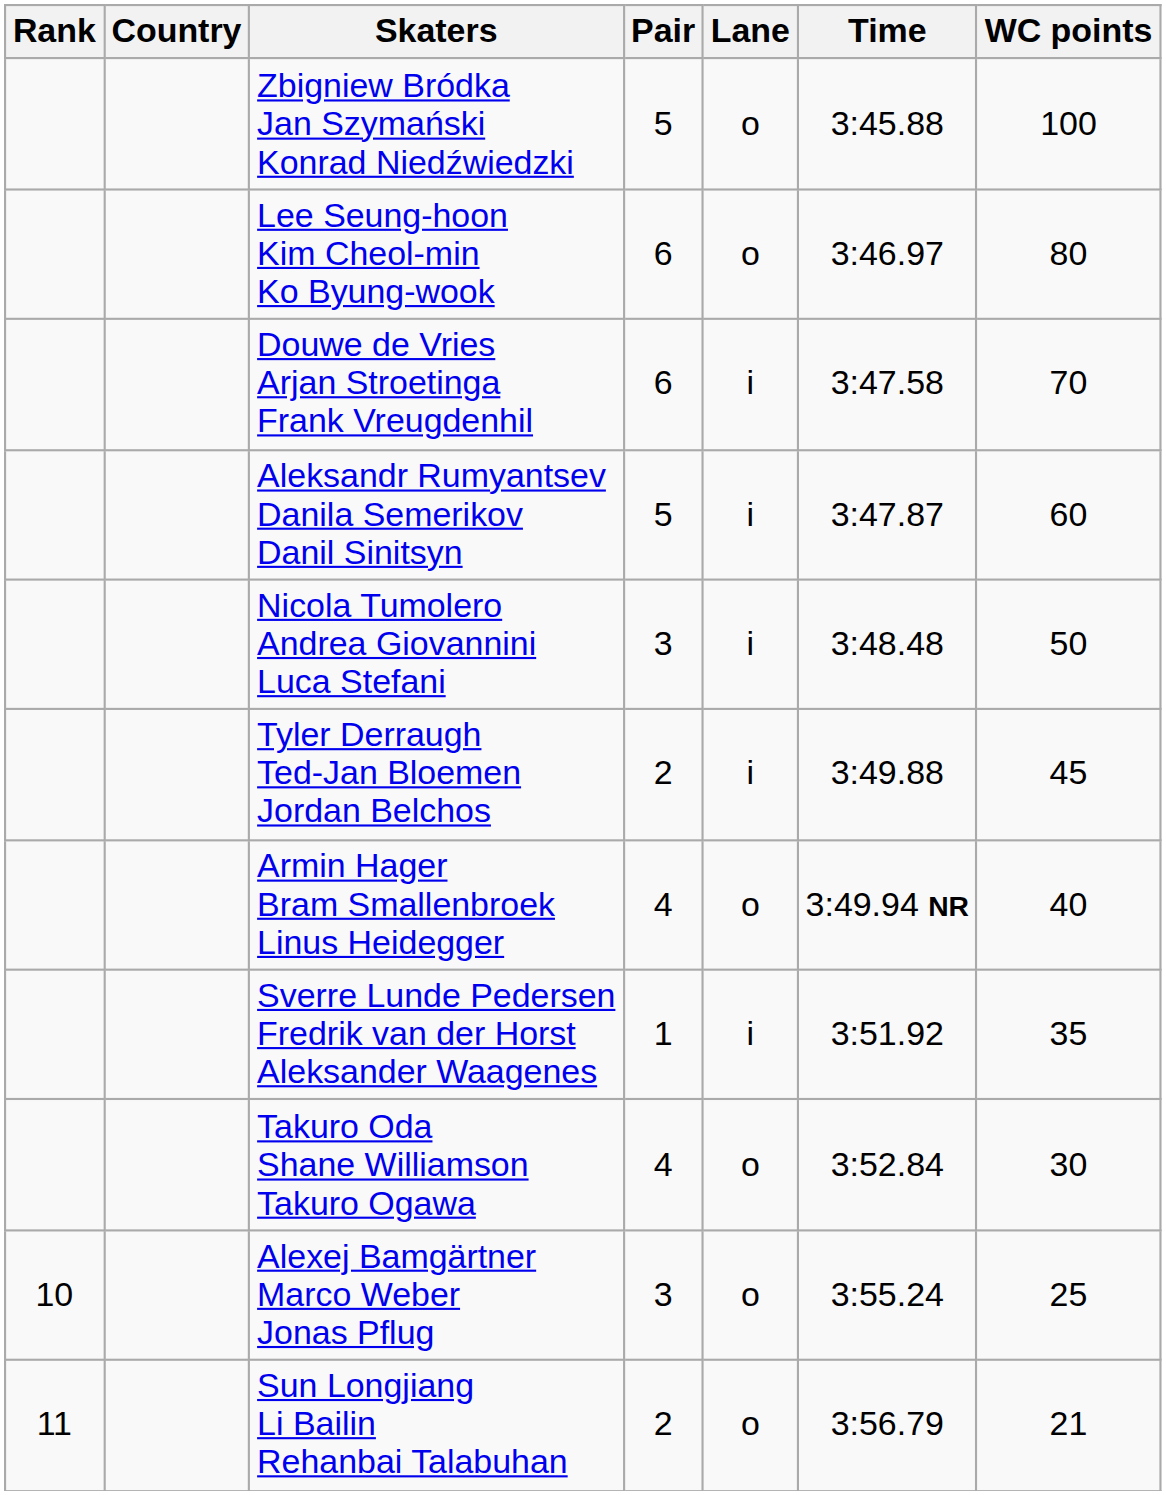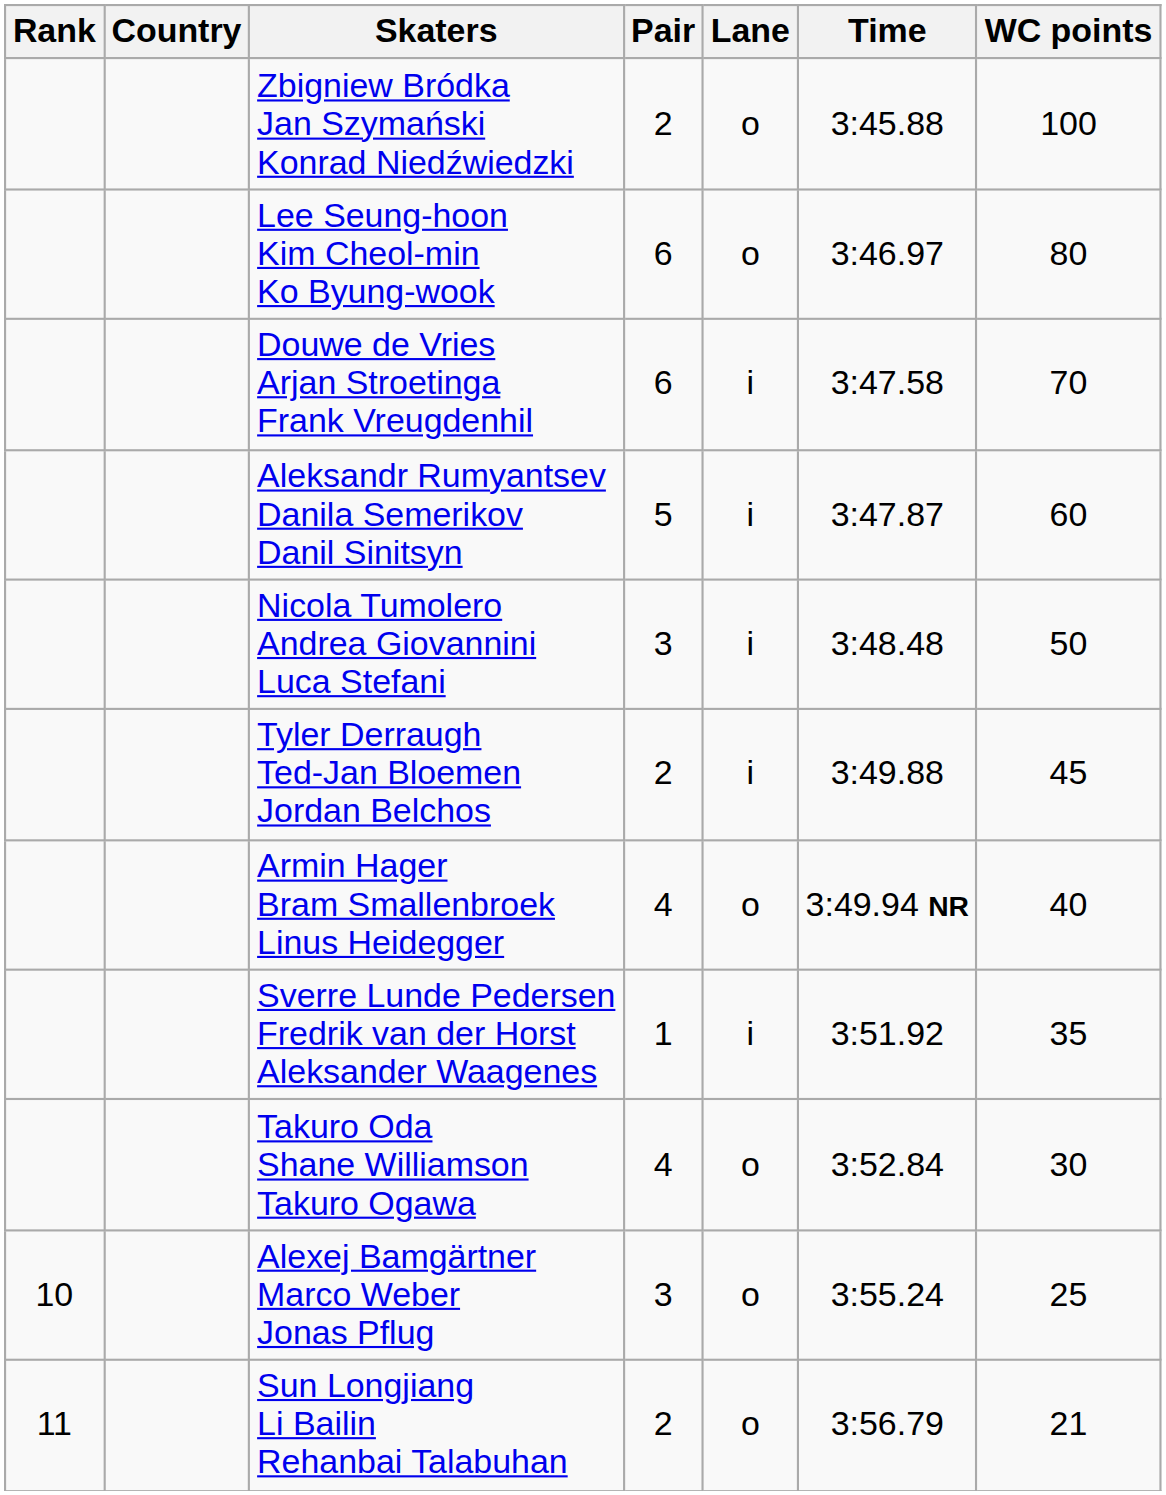(663, 123) 5 -> (663, 123) 2
